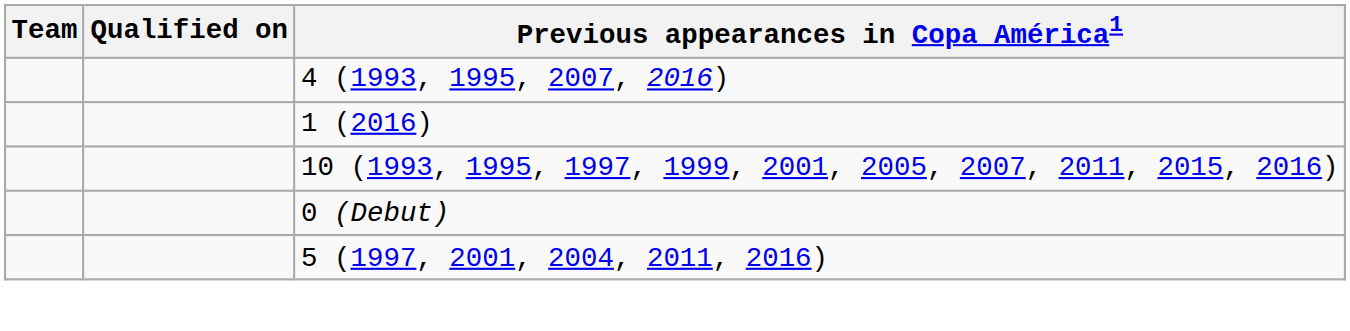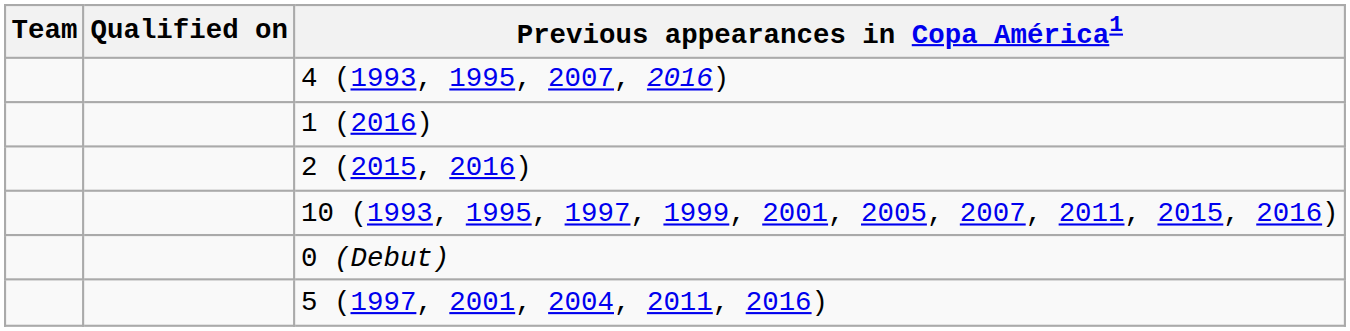+ row: (416, 169)
